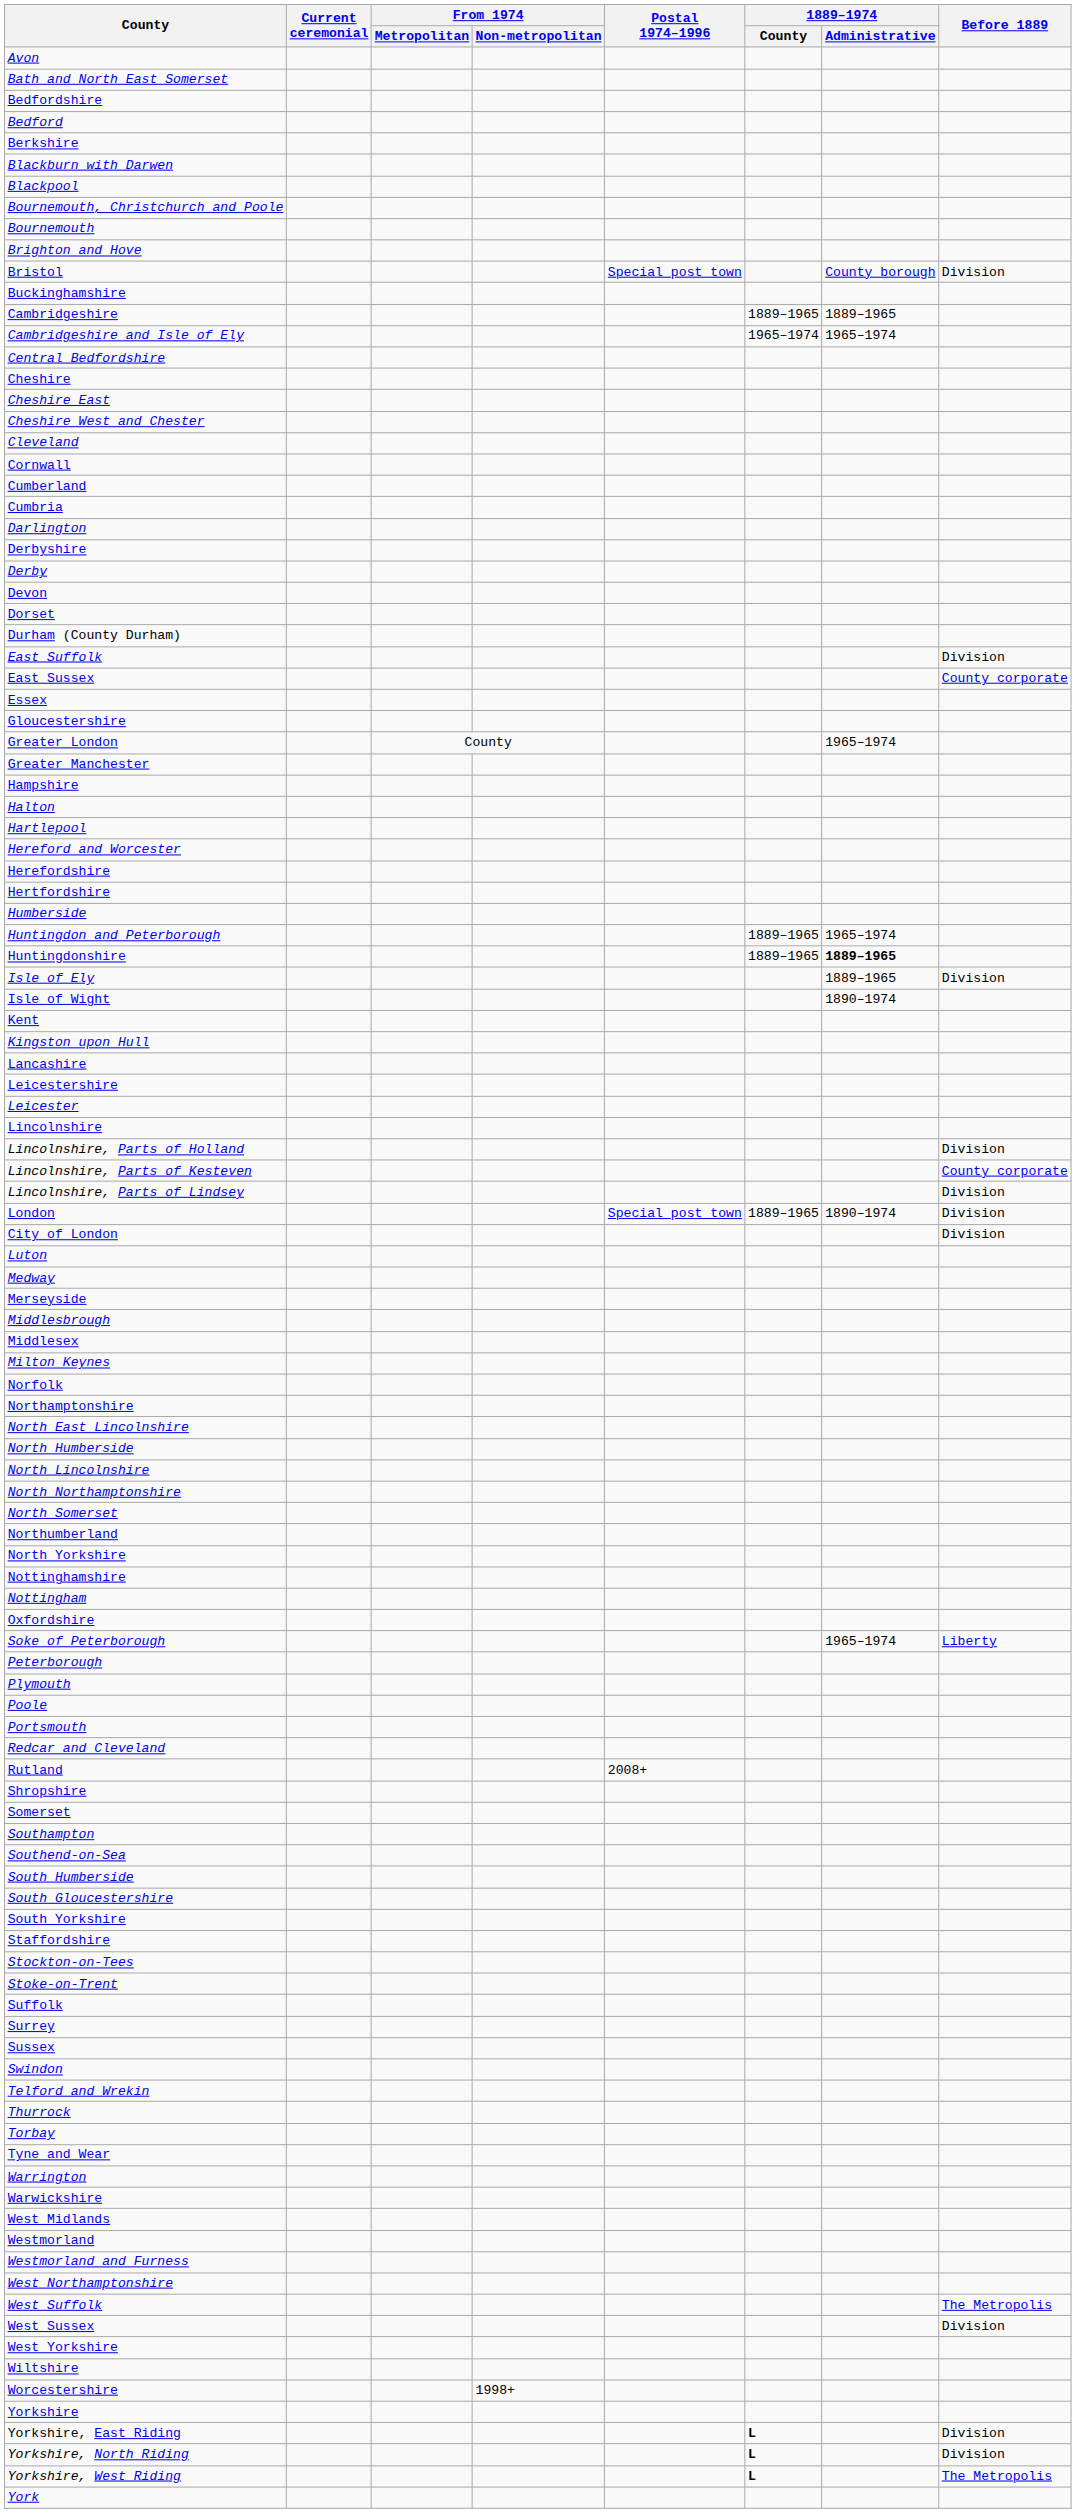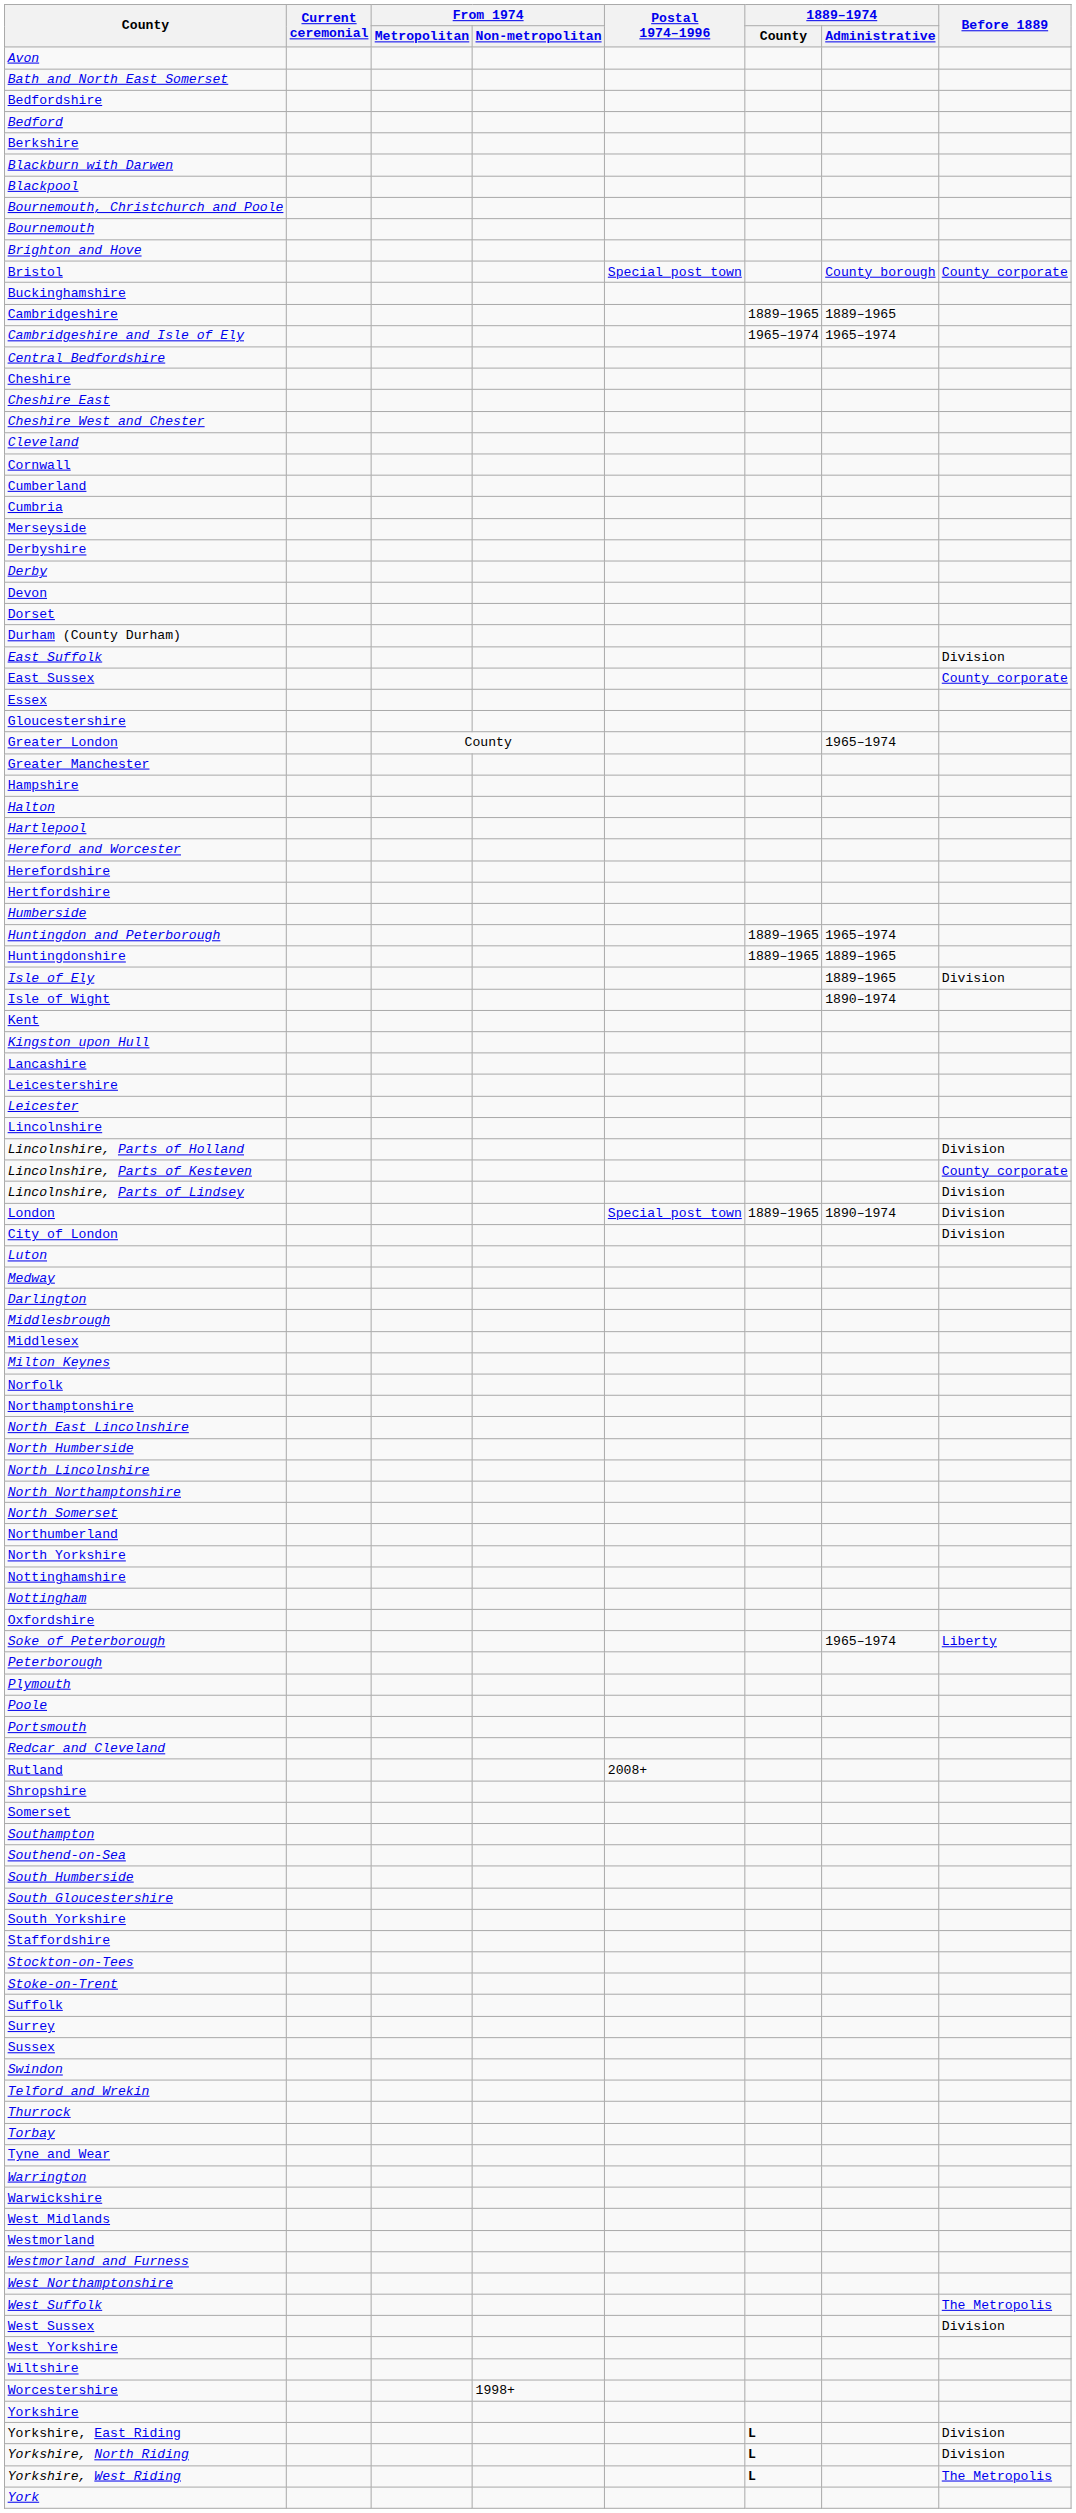(973, 272) Division -> (1005, 272) County corporate
rows swapped: (47, 529) <-> (47, 1299)
(861, 957) bold -> (861, 957) normal
